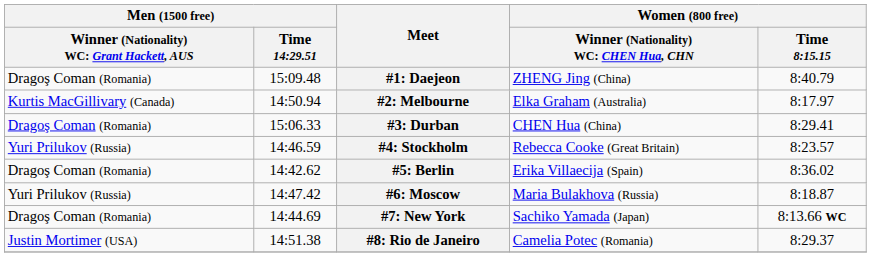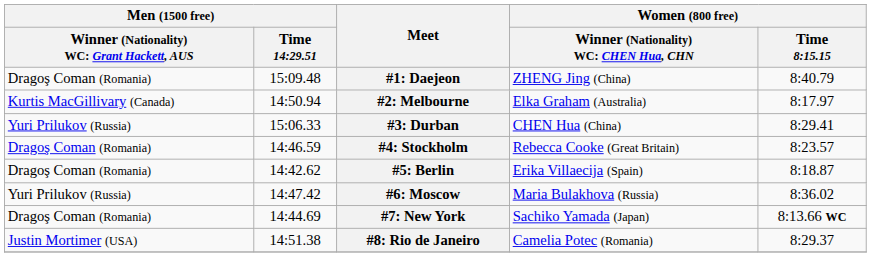(79, 124) Dragoş Coman (Romania) -> (69, 124) Yuri Prilukov (Russia)
(69, 147) Yuri Prilukov (Russia) -> (79, 147) Dragoş Coman (Romania)
(812, 170) 8:36.02 -> (812, 170) 8:18.87
(812, 194) 8:18.87 -> (812, 194) 8:36.02
